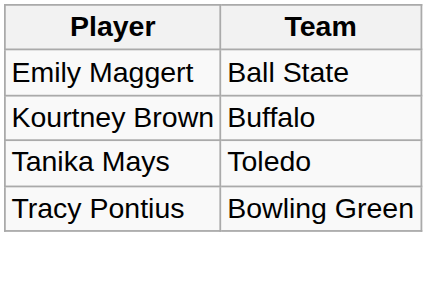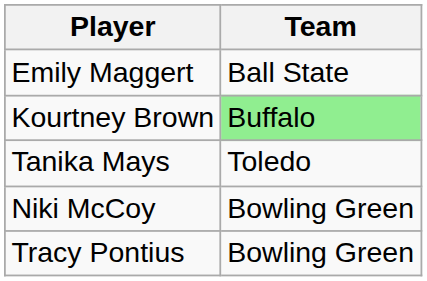(271, 117) no background -> (271, 117) lightgreen background
+ row: (83, 207)
